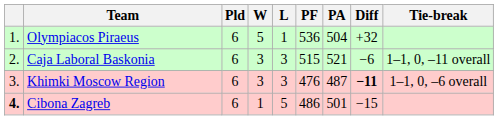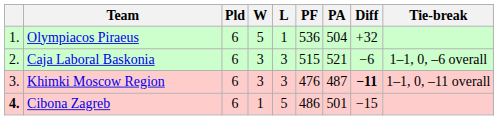(438, 59) 1–1, 0, –11 overall -> (438, 59) 1–1, 0, –6 overall
(438, 81) 1–1, 0, –6 overall -> (438, 81) 1–1, 0, –11 overall
